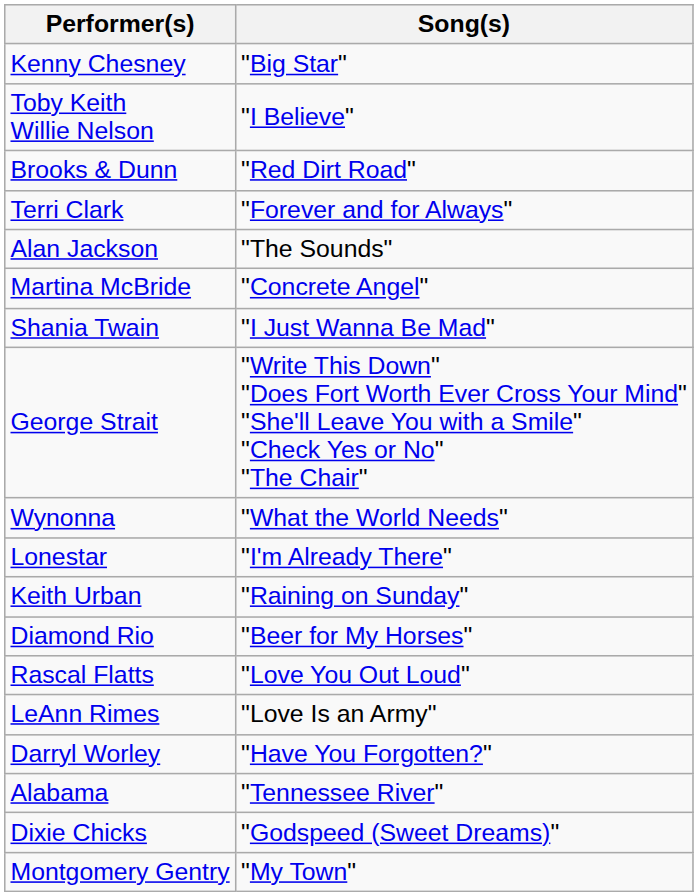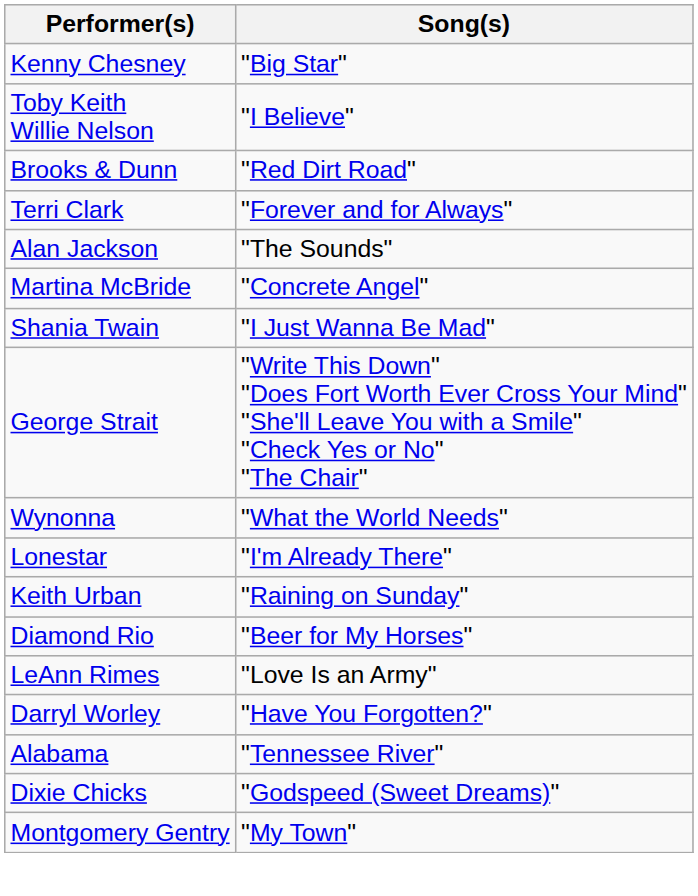- row: (82, 674)
